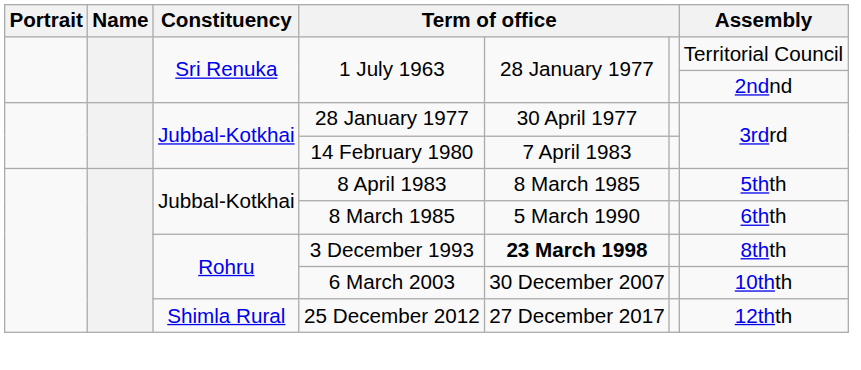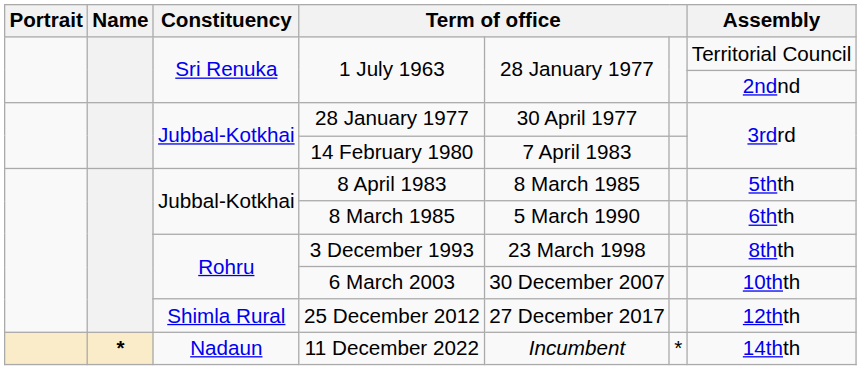(577, 250) bold -> (577, 250) normal
+ row: (226, 348)
